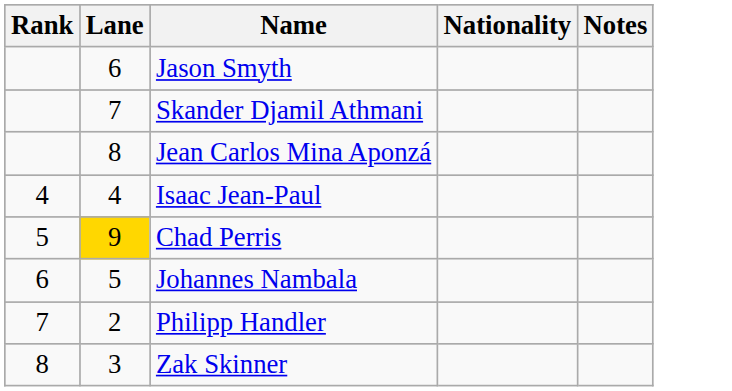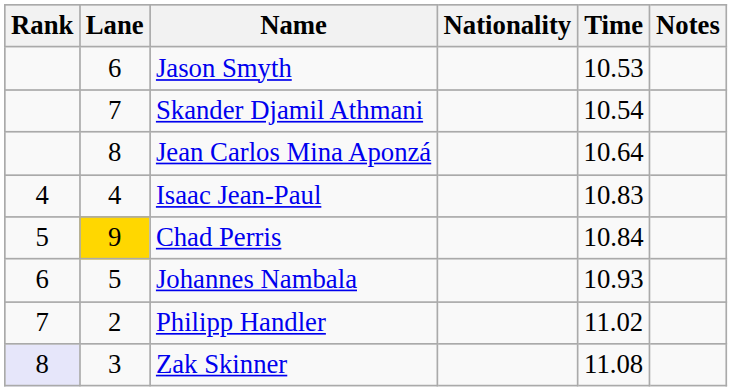+ column: (614, 25)
(42, 364) no background -> (42, 364) lavender background
